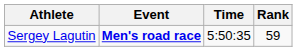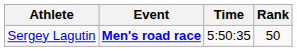(273, 36) 59 -> (273, 36) 50
